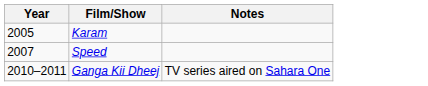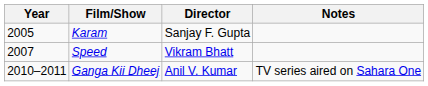+ column: (207, 14)
